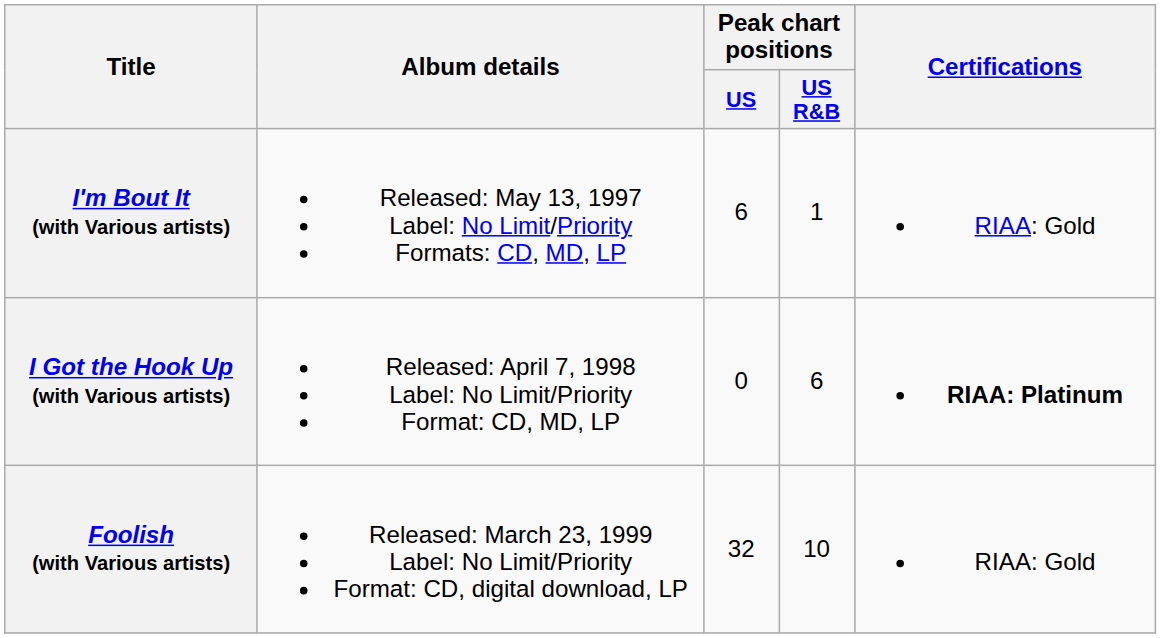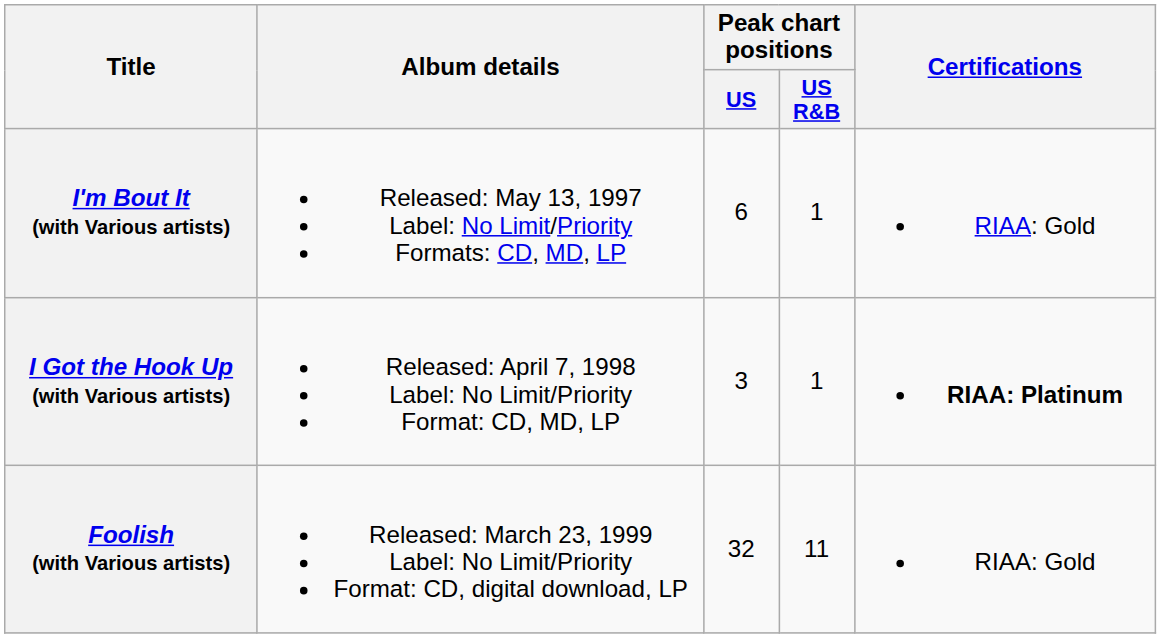(741, 380) 0 -> (741, 380) 3
(817, 380) 6 -> (817, 380) 1
(817, 548) 10 -> (817, 548) 11
